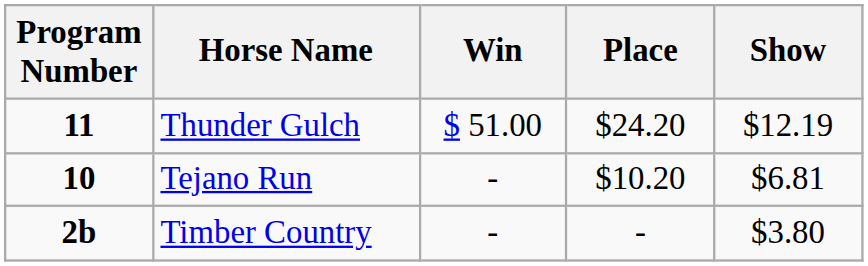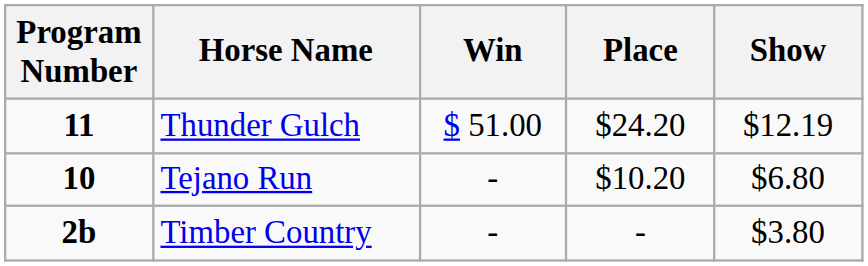(788, 179) $6.81 -> (788, 179) $6.80
